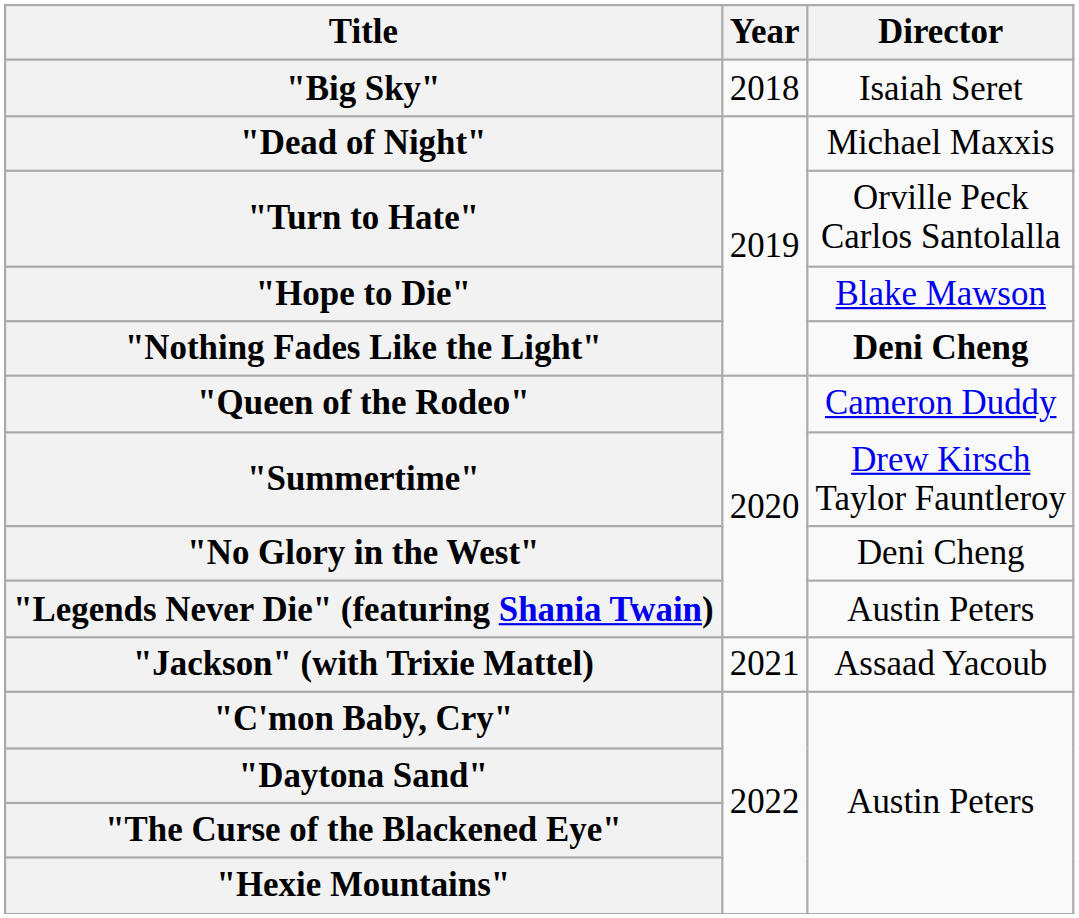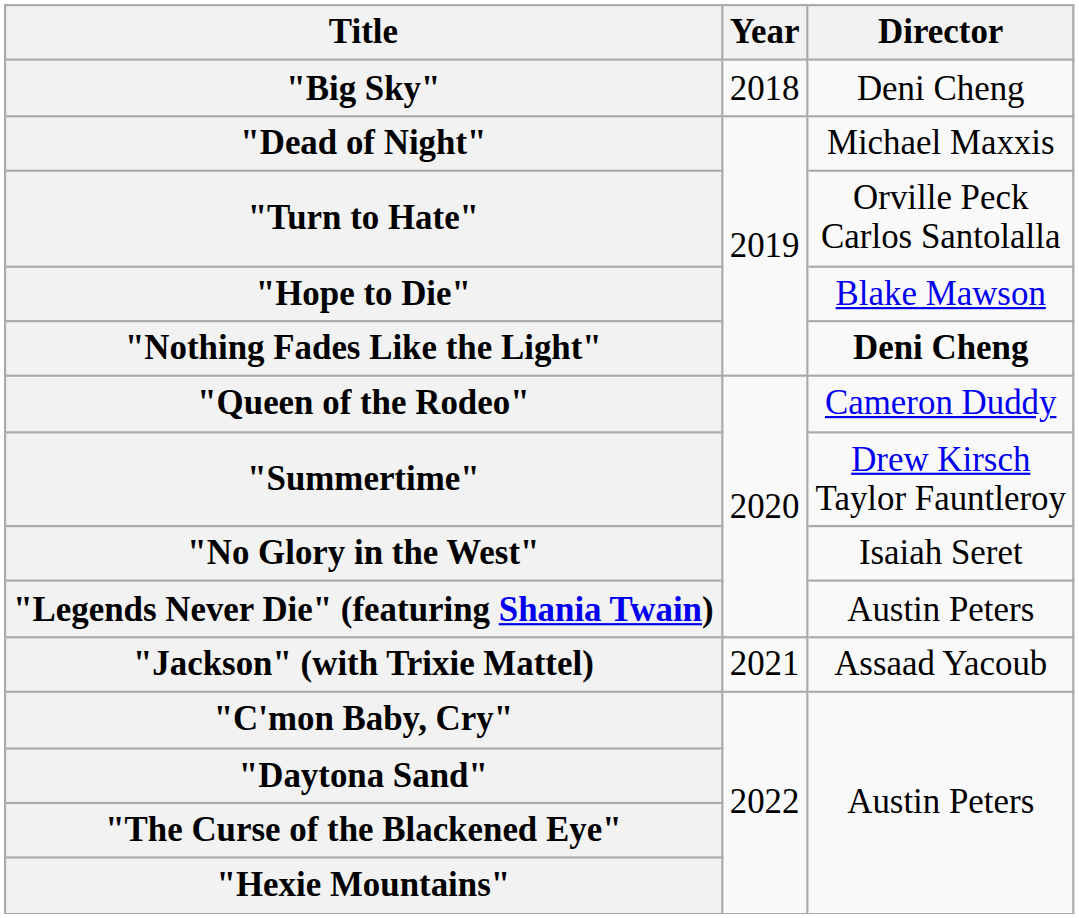(941, 87) Isaiah Seret -> (941, 87) Deni Cheng
(941, 553) Deni Cheng -> (941, 553) Isaiah Seret
